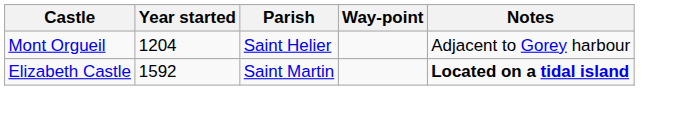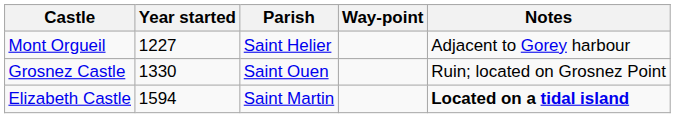(158, 44) 1204 -> (158, 44) 1227
+ row: (67, 71)
(158, 71) 1592 -> (158, 98) 1594
